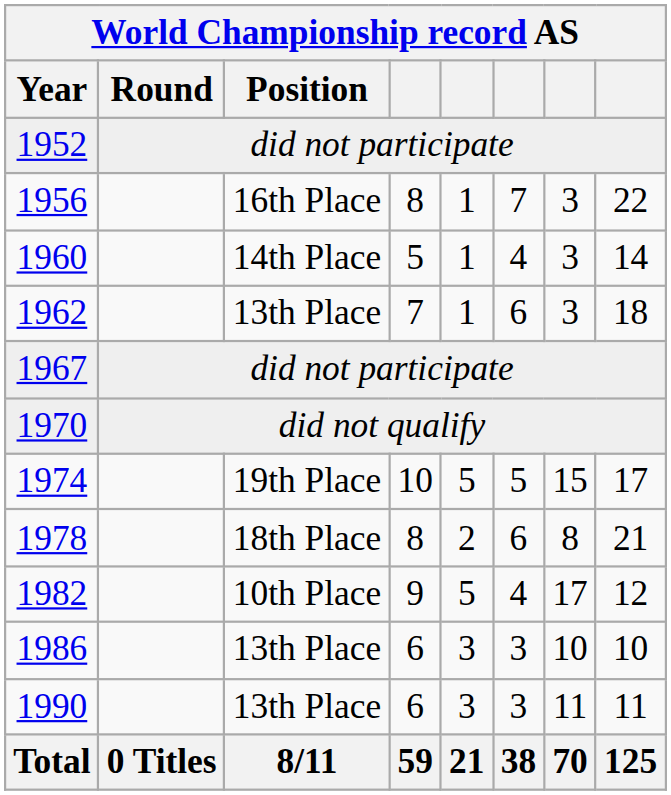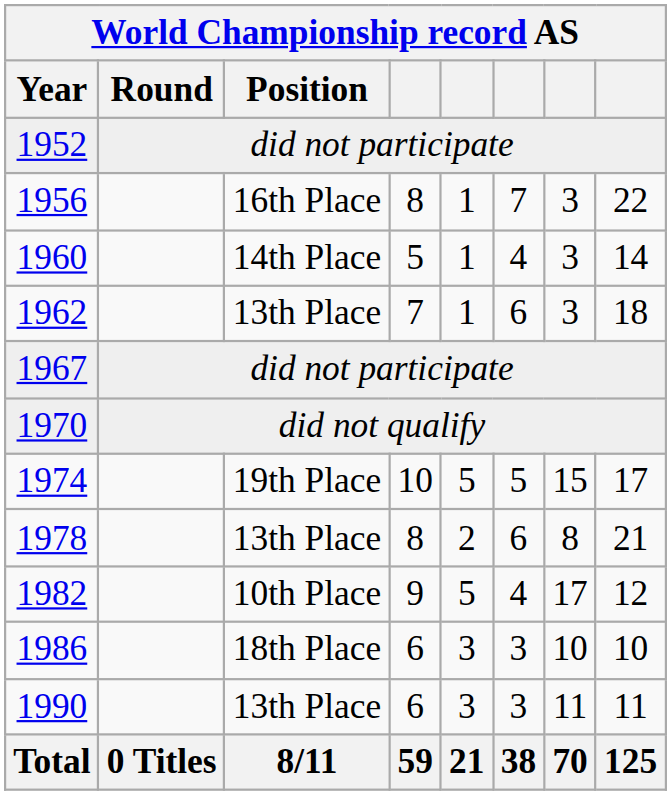(307, 537) 18th Place -> (307, 537) 13th Place
(307, 649) 13th Place -> (307, 649) 18th Place
